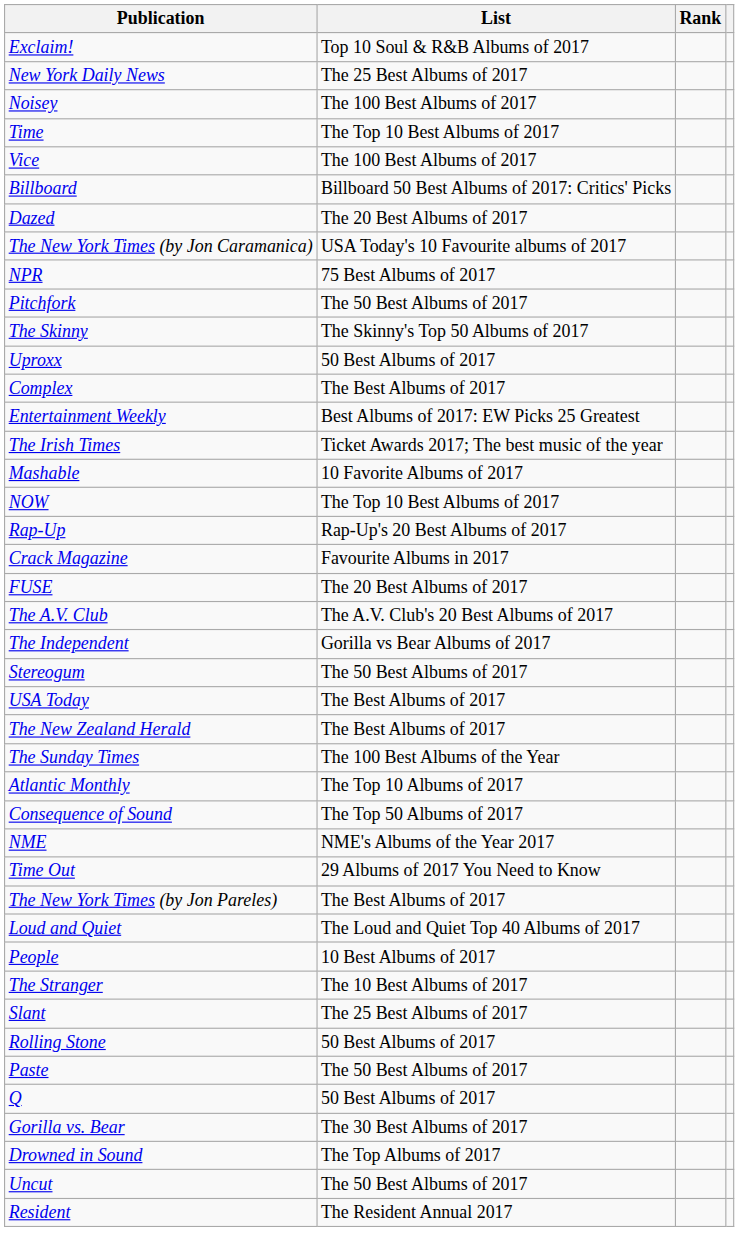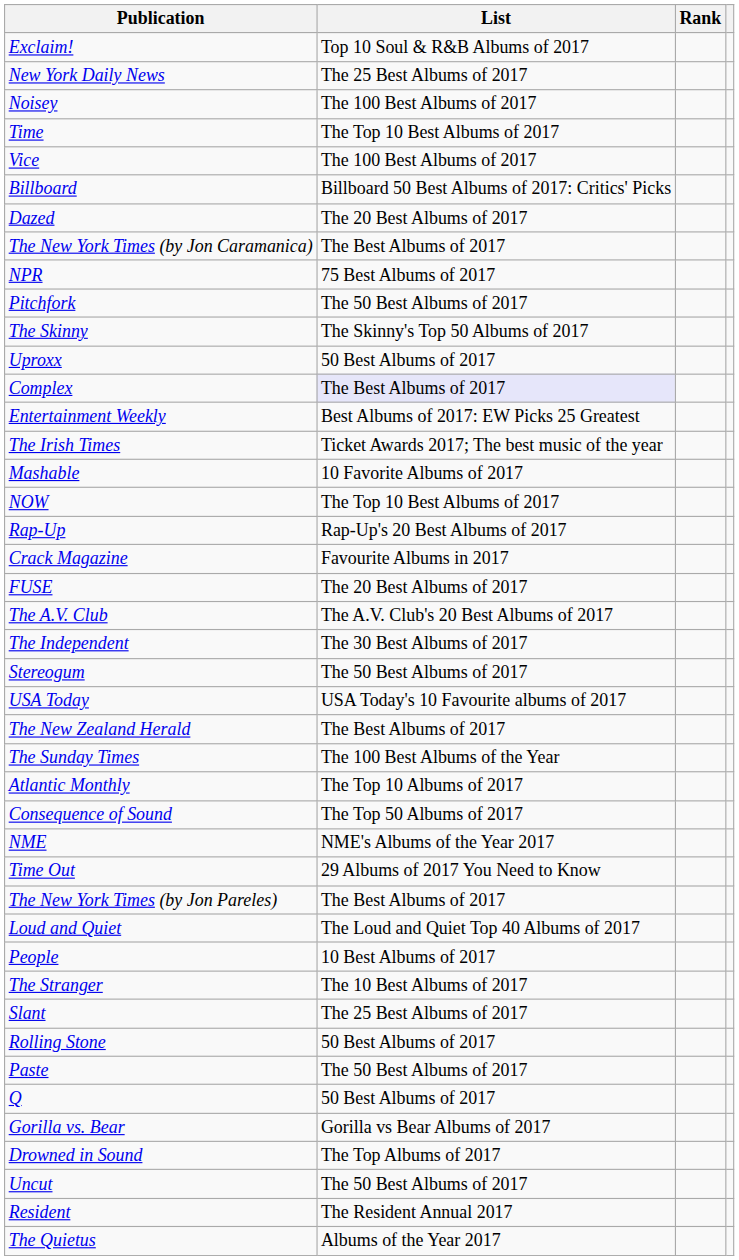(474, 246) USA Today's 10 Favourite albums of 2017 -> (413, 246) The Best Albums of 2017
(413, 388) no background -> (413, 388) lavender background
(436, 643) Gorilla vs Bear Albums of 2017 -> (424, 643) The 30 Best Albums of 2017
(413, 700) The Best Albums of 2017 -> (474, 700) USA Today's 10 Favourite albums of 2017
(424, 1127) The 30 Best Albums of 2017 -> (436, 1127) Gorilla vs Bear Albums of 2017
+ row: (52, 1240)
